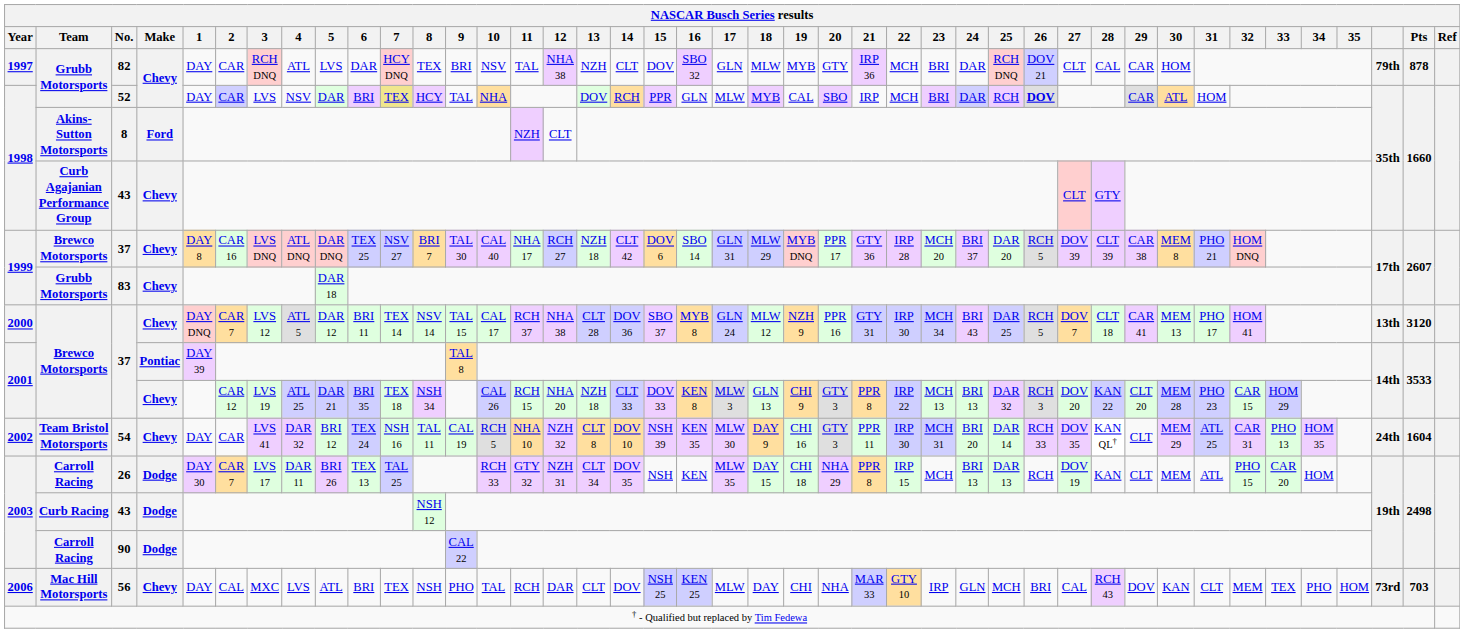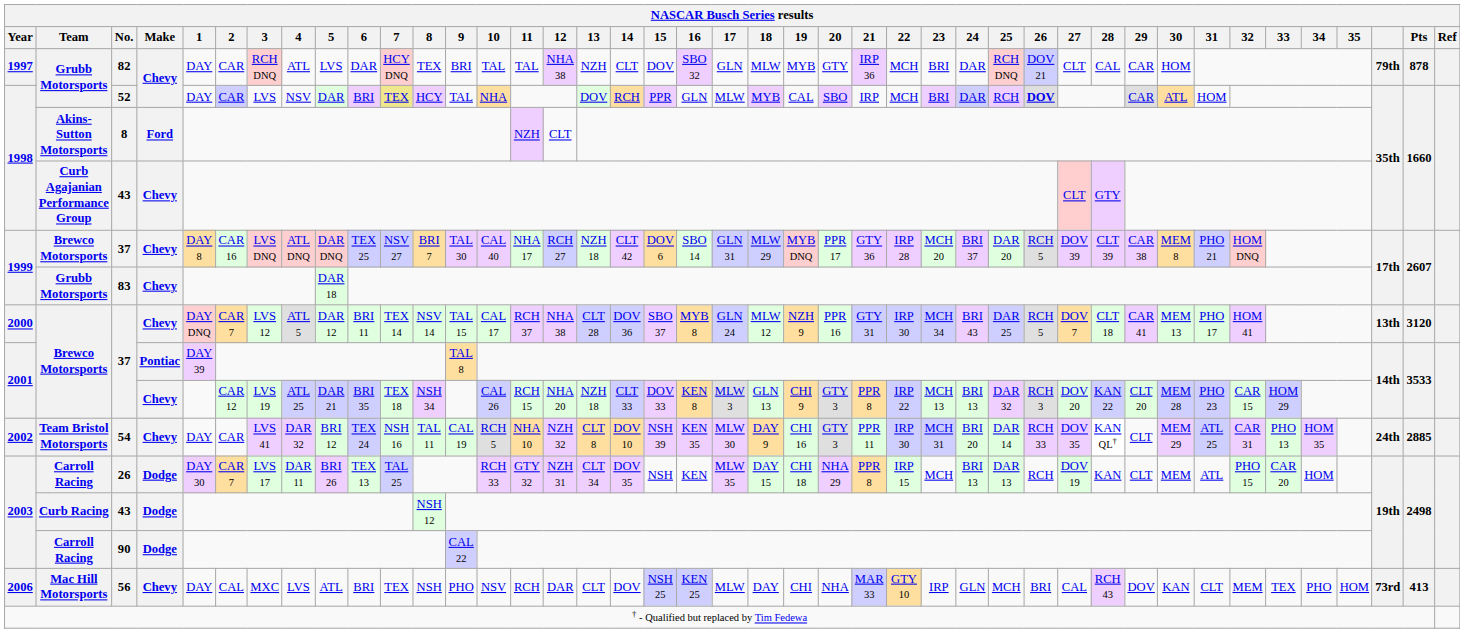(493, 66) NSV -> (493, 66) TAL
(1419, 436) 1604 -> (1419, 436) 2885
(493, 587) TAL -> (493, 587) NSV
(1419, 587) 703 -> (1419, 587) 413
